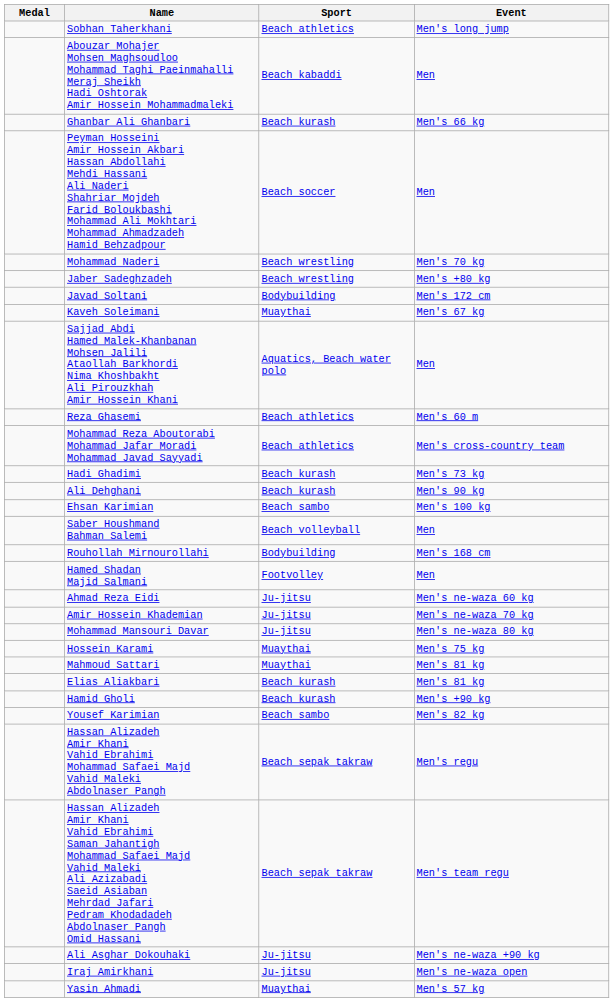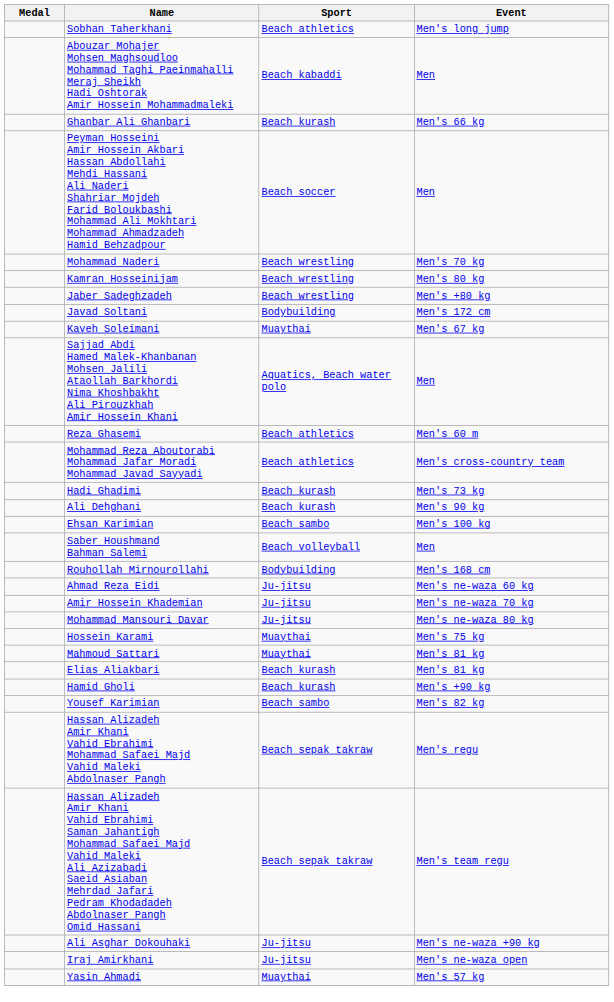+ row: (123, 279)
- row: (107, 576)
